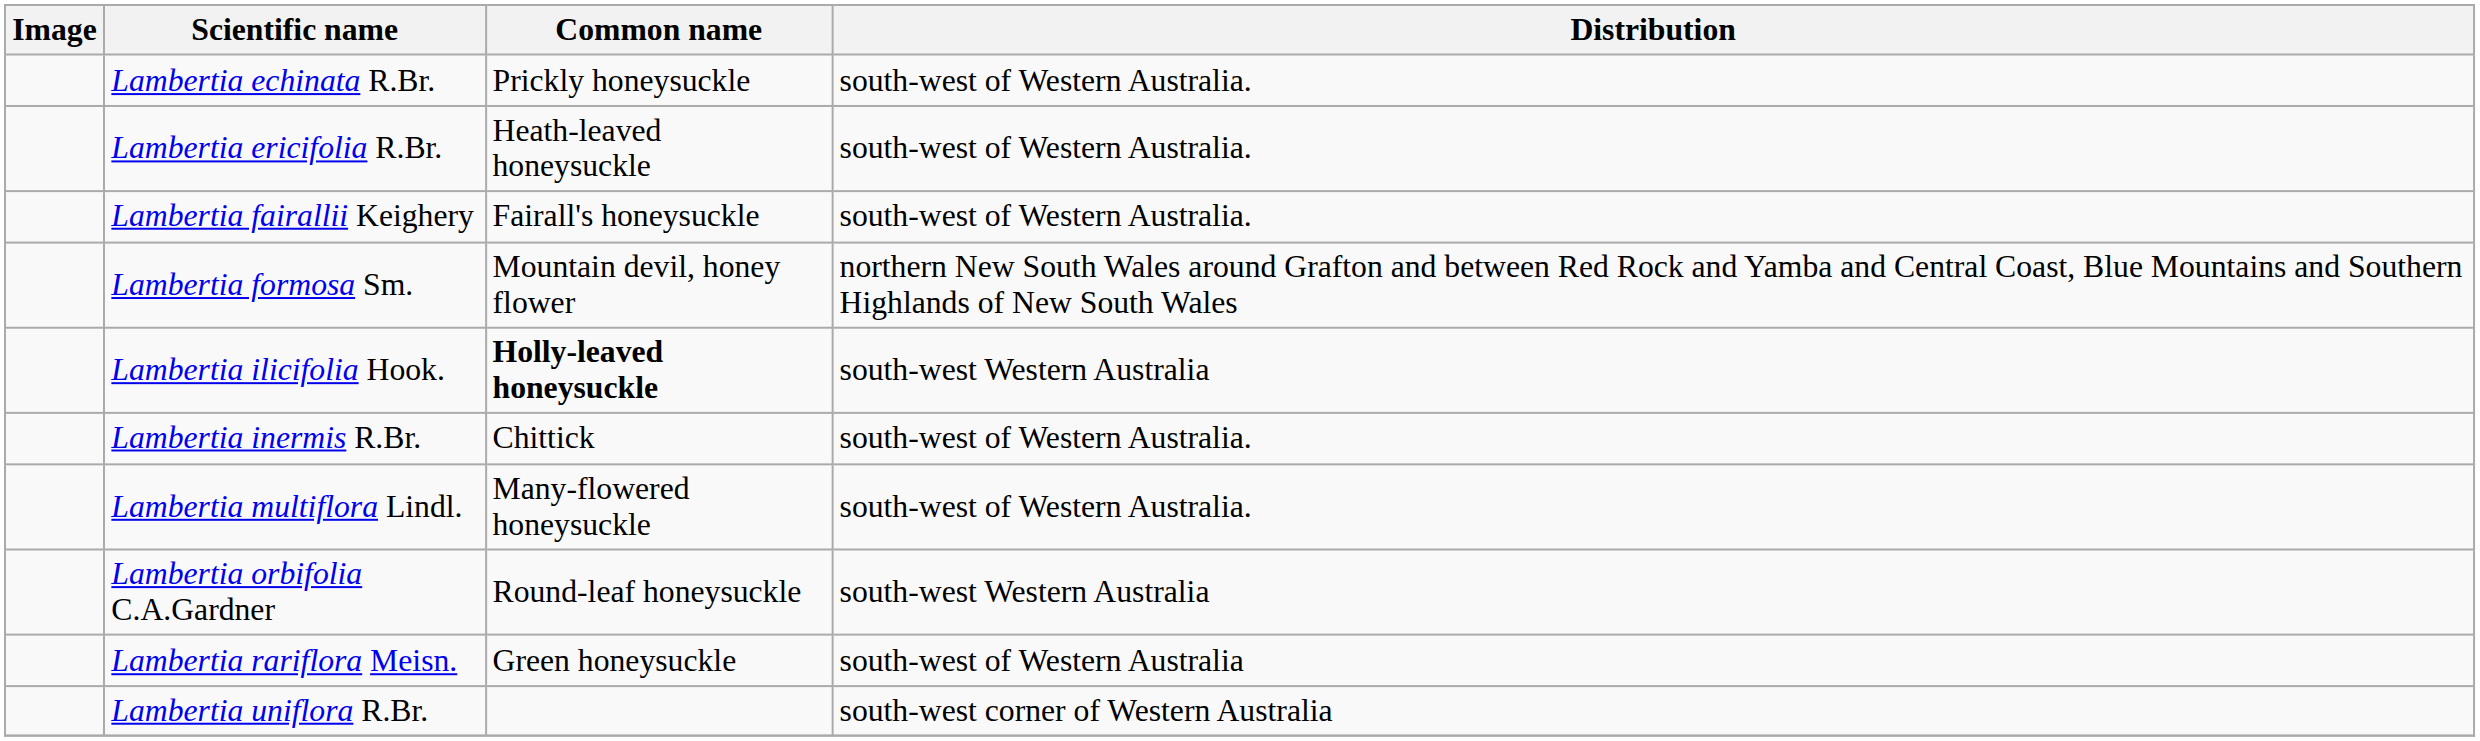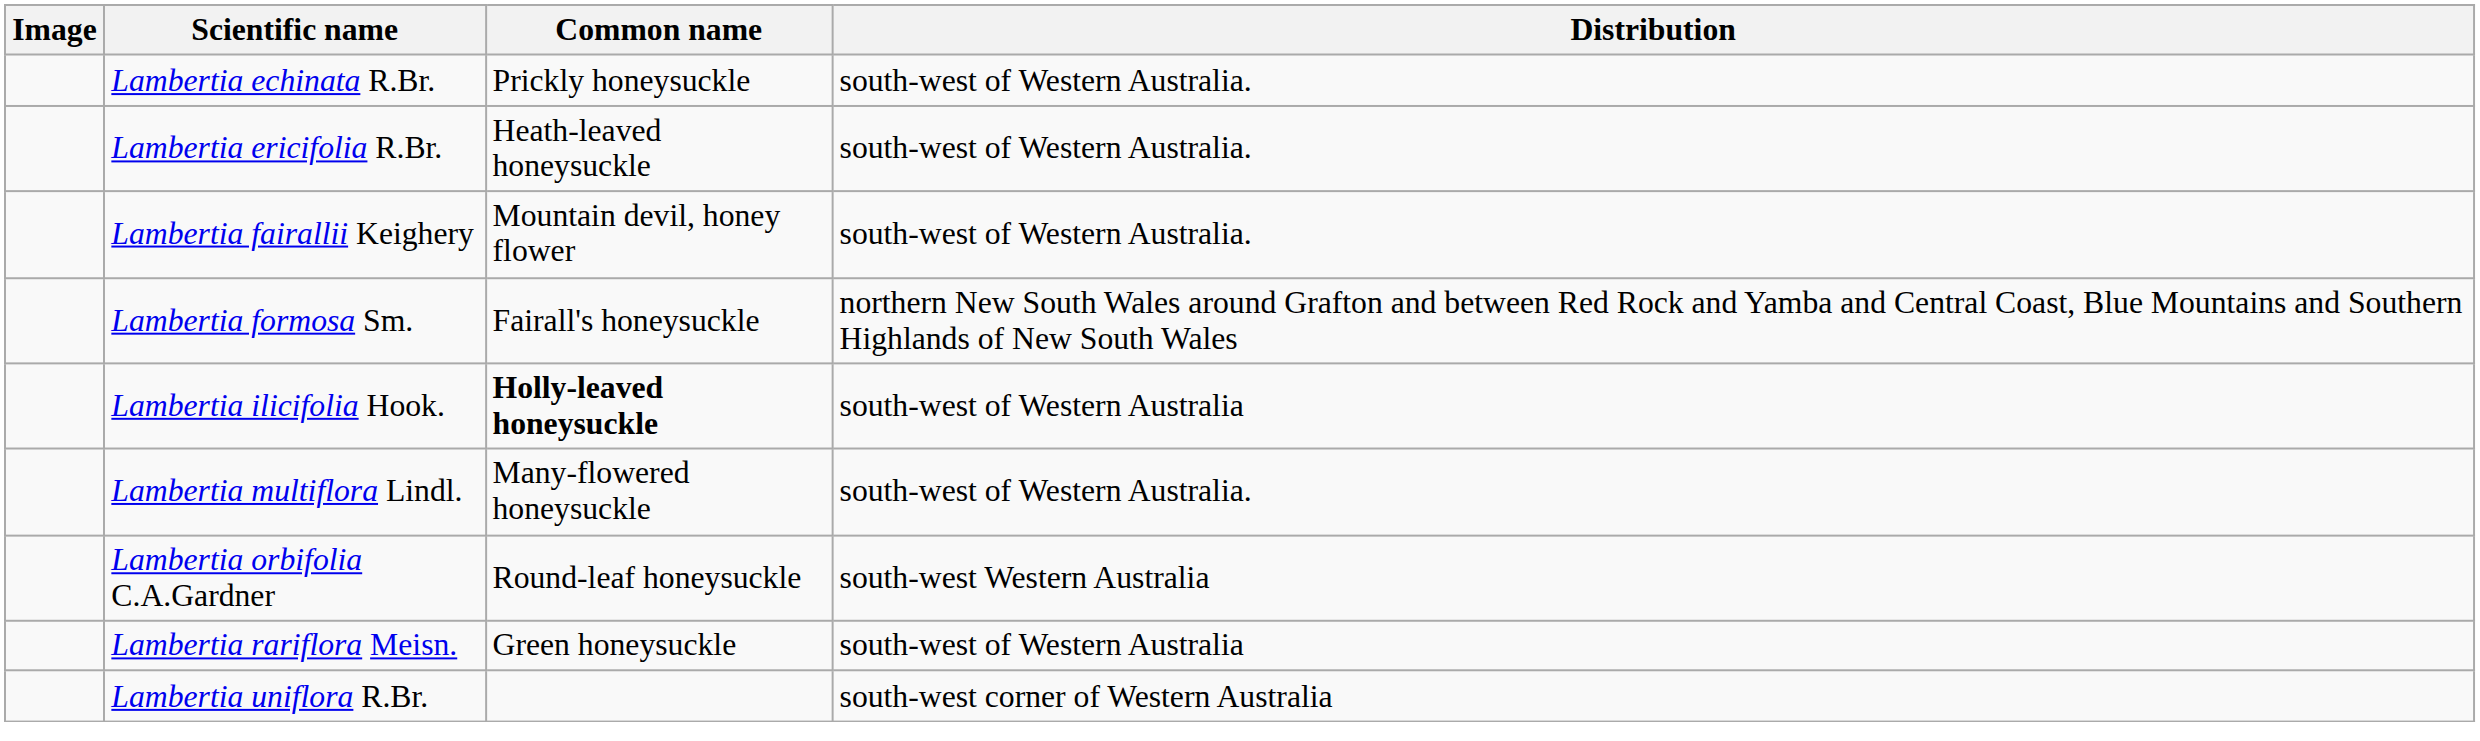(626, 215) Fairall's honeysuckle -> (636, 233) Mountain devil, honey flower
(636, 284) Mountain devil, honey flower -> (626, 319) Fairall's honeysuckle
(1025, 369) south-west Western Australia -> (1042, 405) south-west of Western Australia
- row: (266, 437)
